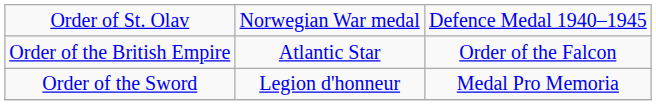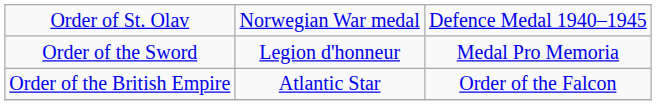rows swapped: (120, 52) <-> (120, 83)
